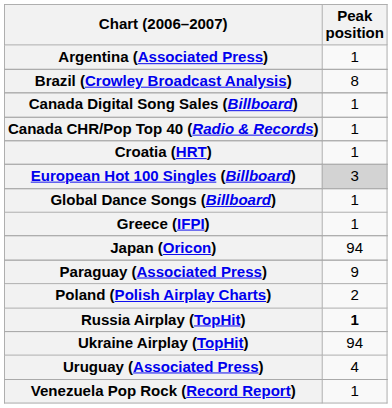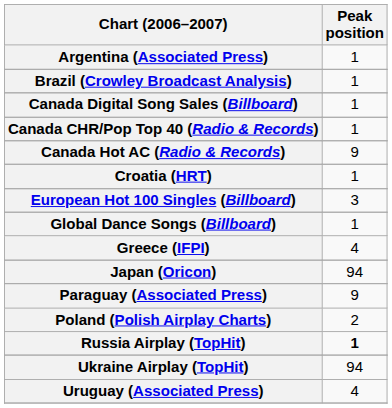(355, 81) 8 -> (355, 81) 1
+ row: (163, 152)
(355, 176) lightgrey background -> (355, 200) no background
(355, 224) 1 -> (355, 248) 4
- row: (163, 391)
